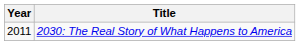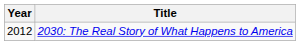(19, 31) 2011 -> (20, 31) 2012
